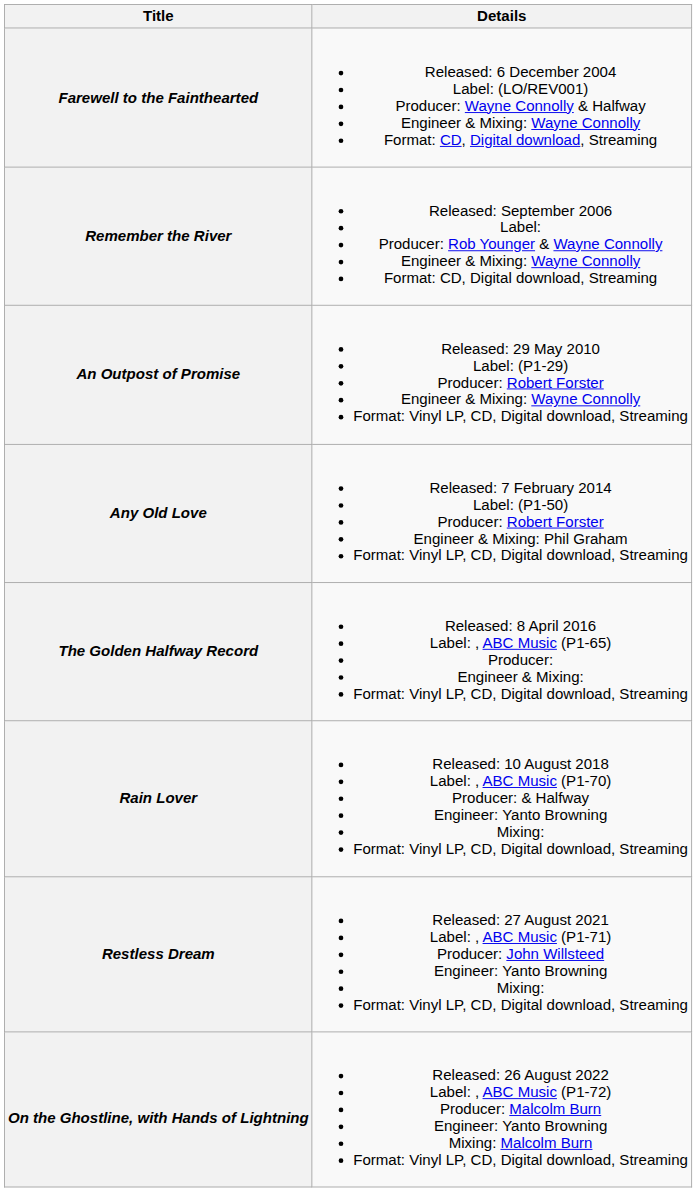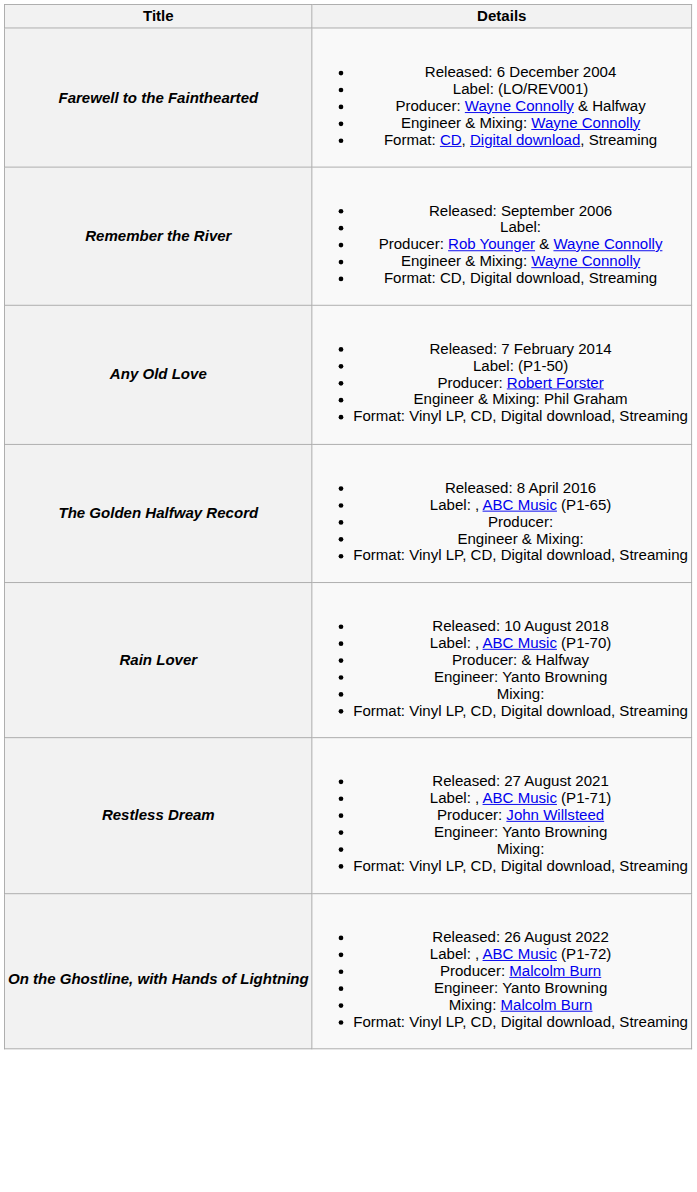- row: (158, 374)
